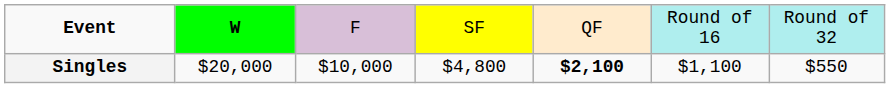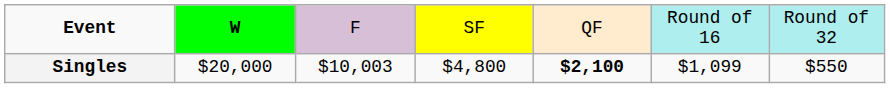(355, 68) $10,000 -> (355, 68) $10,003
(710, 68) $1,100 -> (710, 68) $1,099
